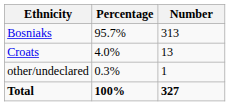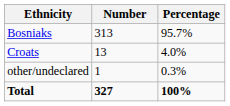columns swapped: (191, 14) <-> (125, 14)
